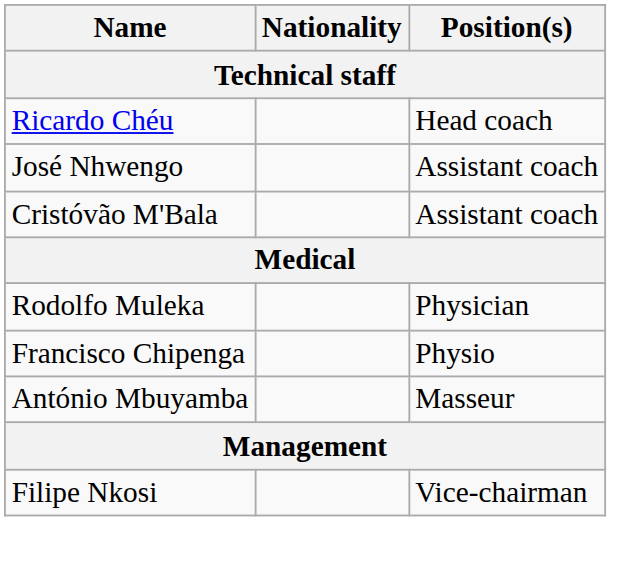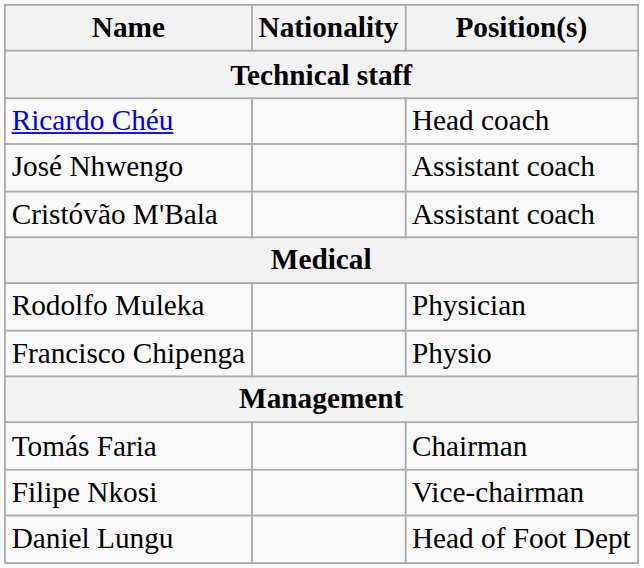- row: (130, 399)
+ row: (84, 445)
+ row: (93, 538)
